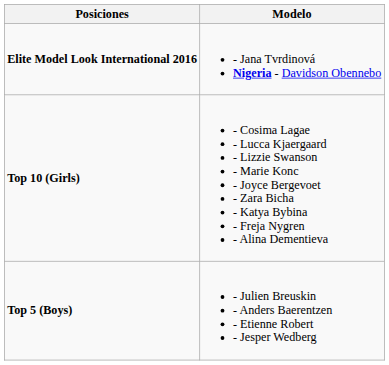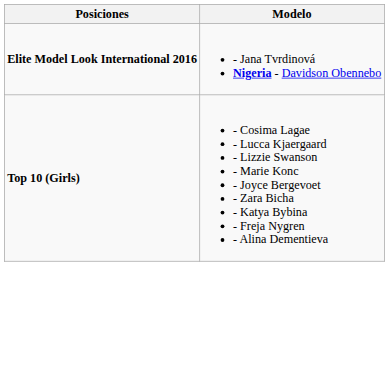- row: (40, 310)
